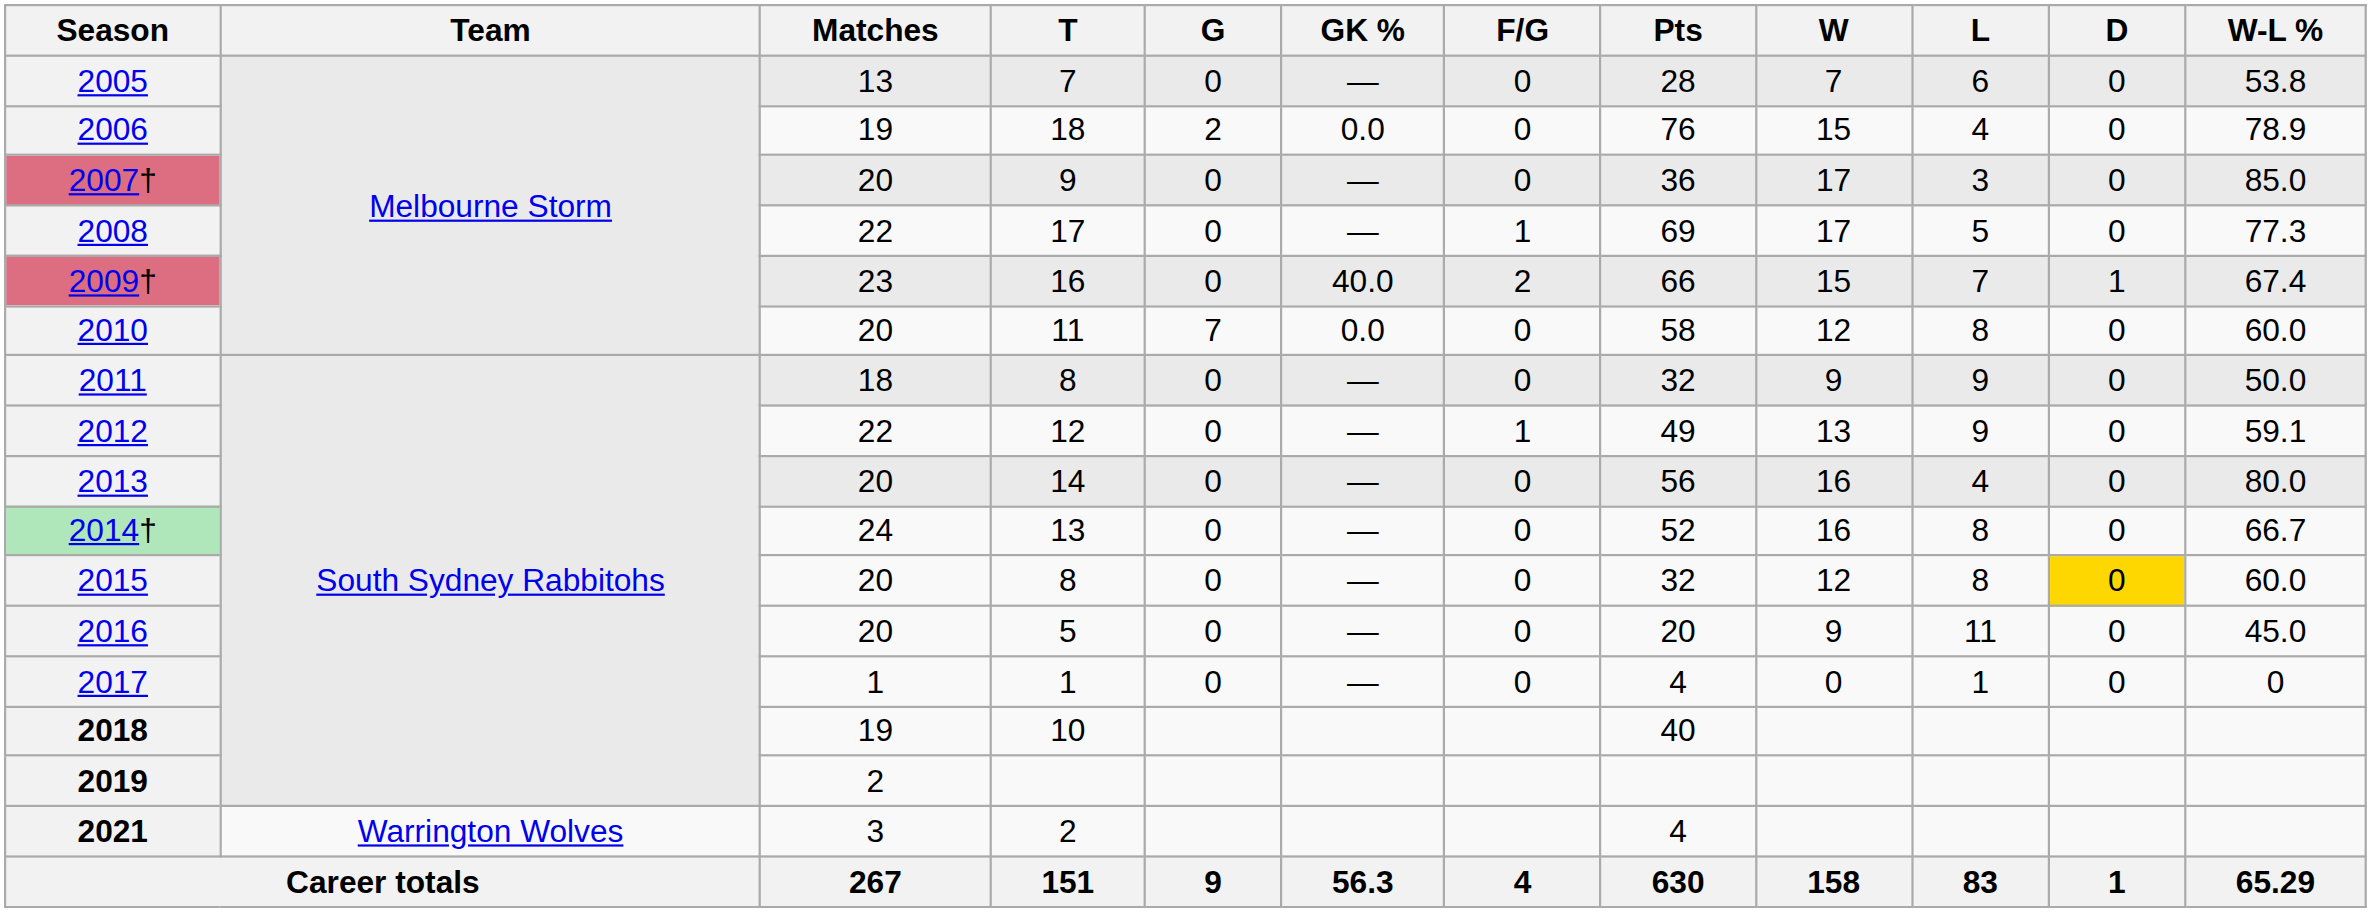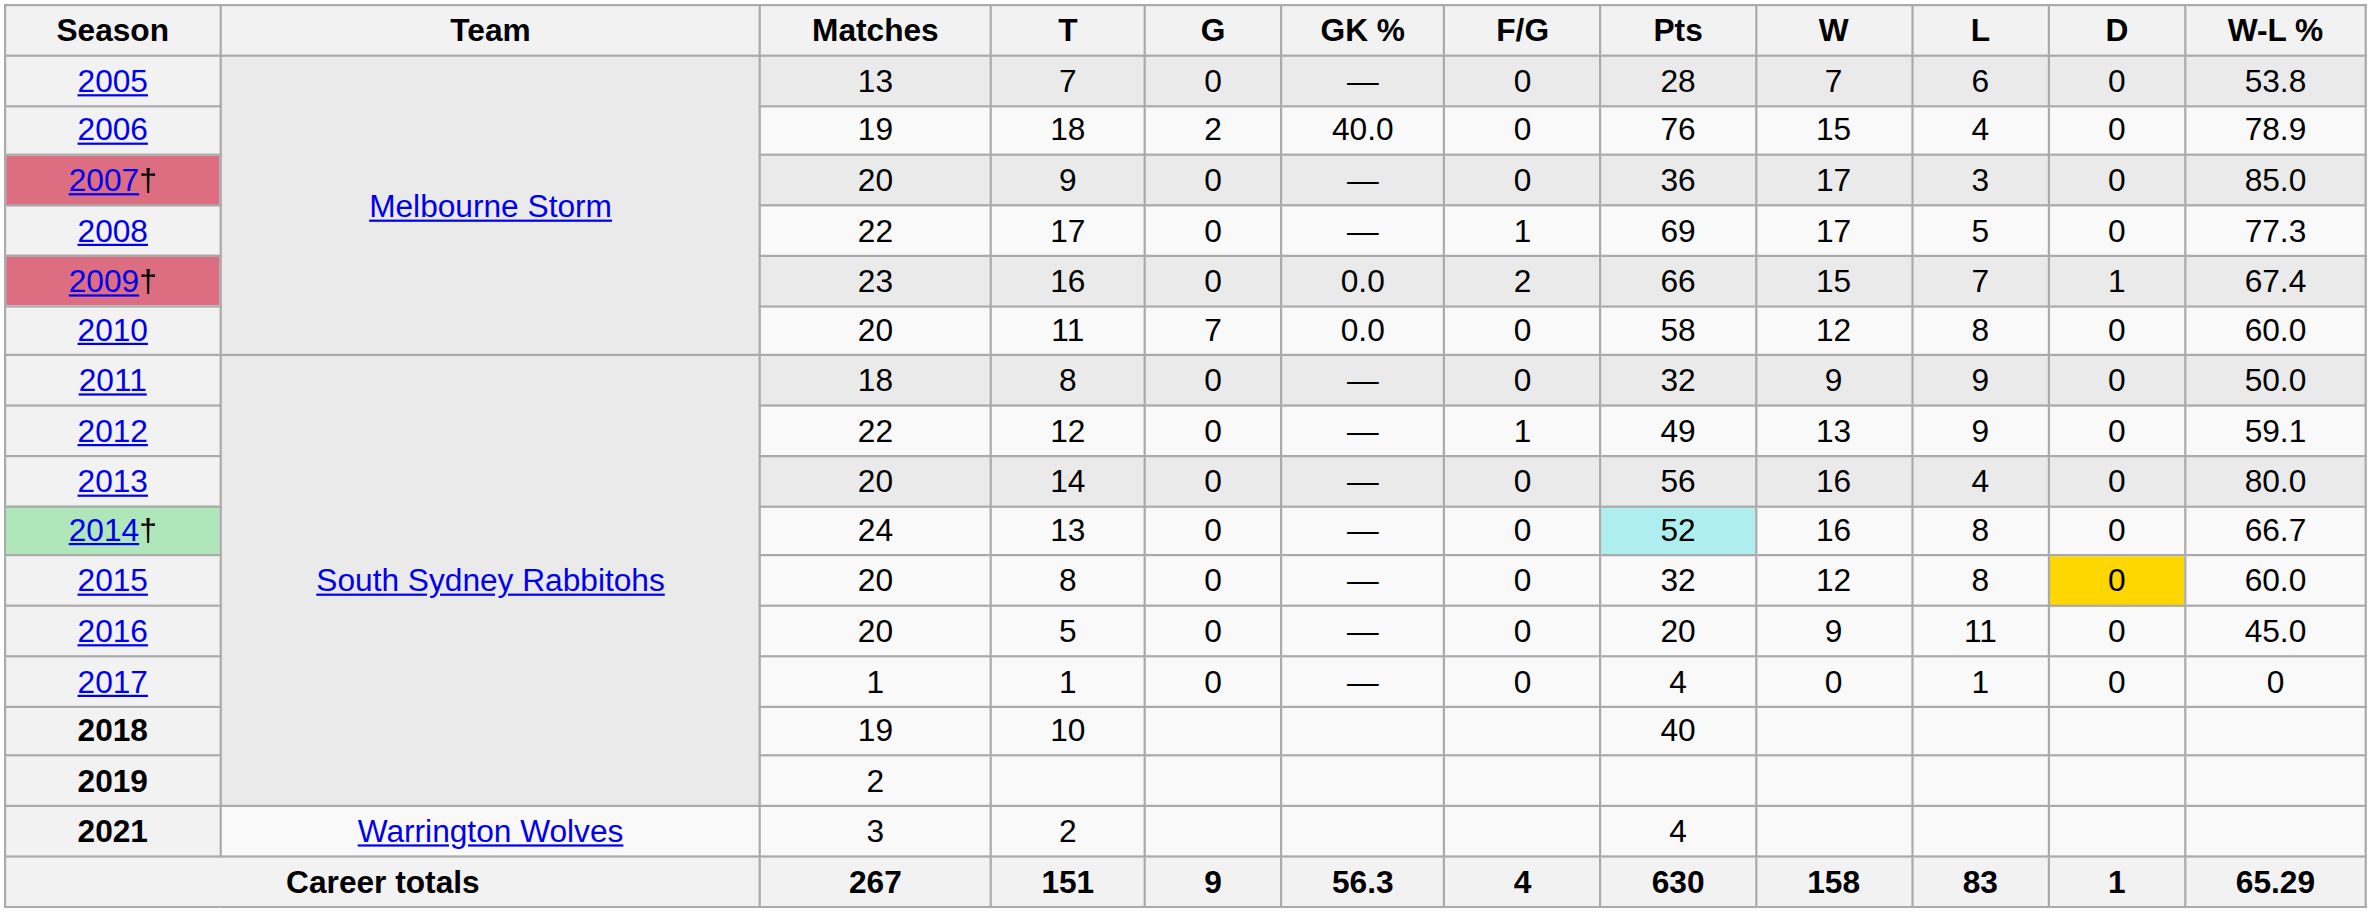(1363, 131) 0.0 -> (1363, 131) 40.0
(1363, 281) 40.0 -> (1363, 281) 0.0
(1678, 531) no background -> (1678, 531) paleturquoise background
